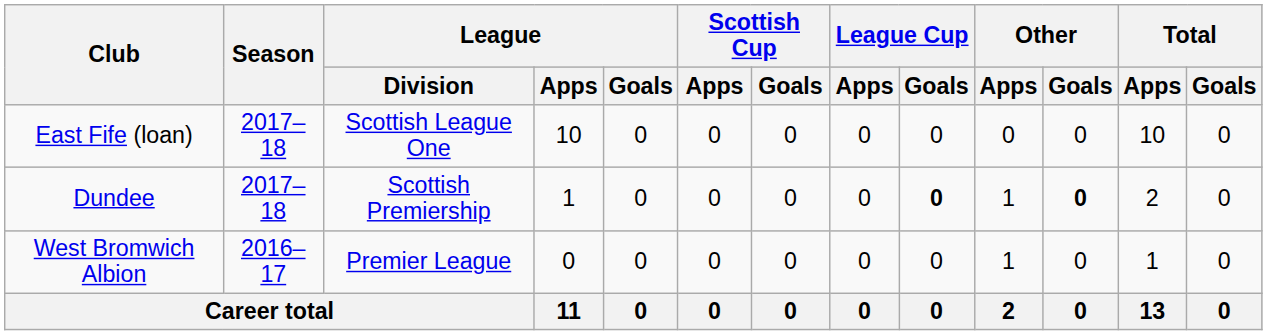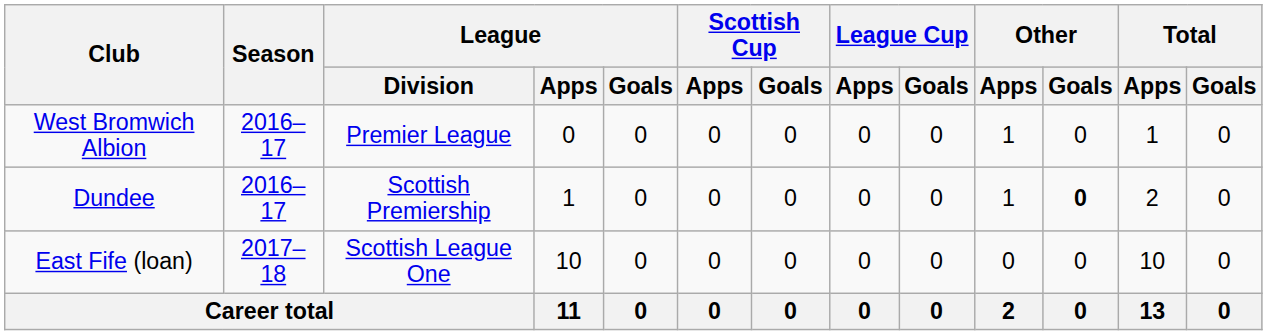rows swapped: (114, 261) <-> (114, 135)
(273, 198) 2017–18 -> (273, 198) 2016–17
(937, 198) bold -> (937, 198) normal
